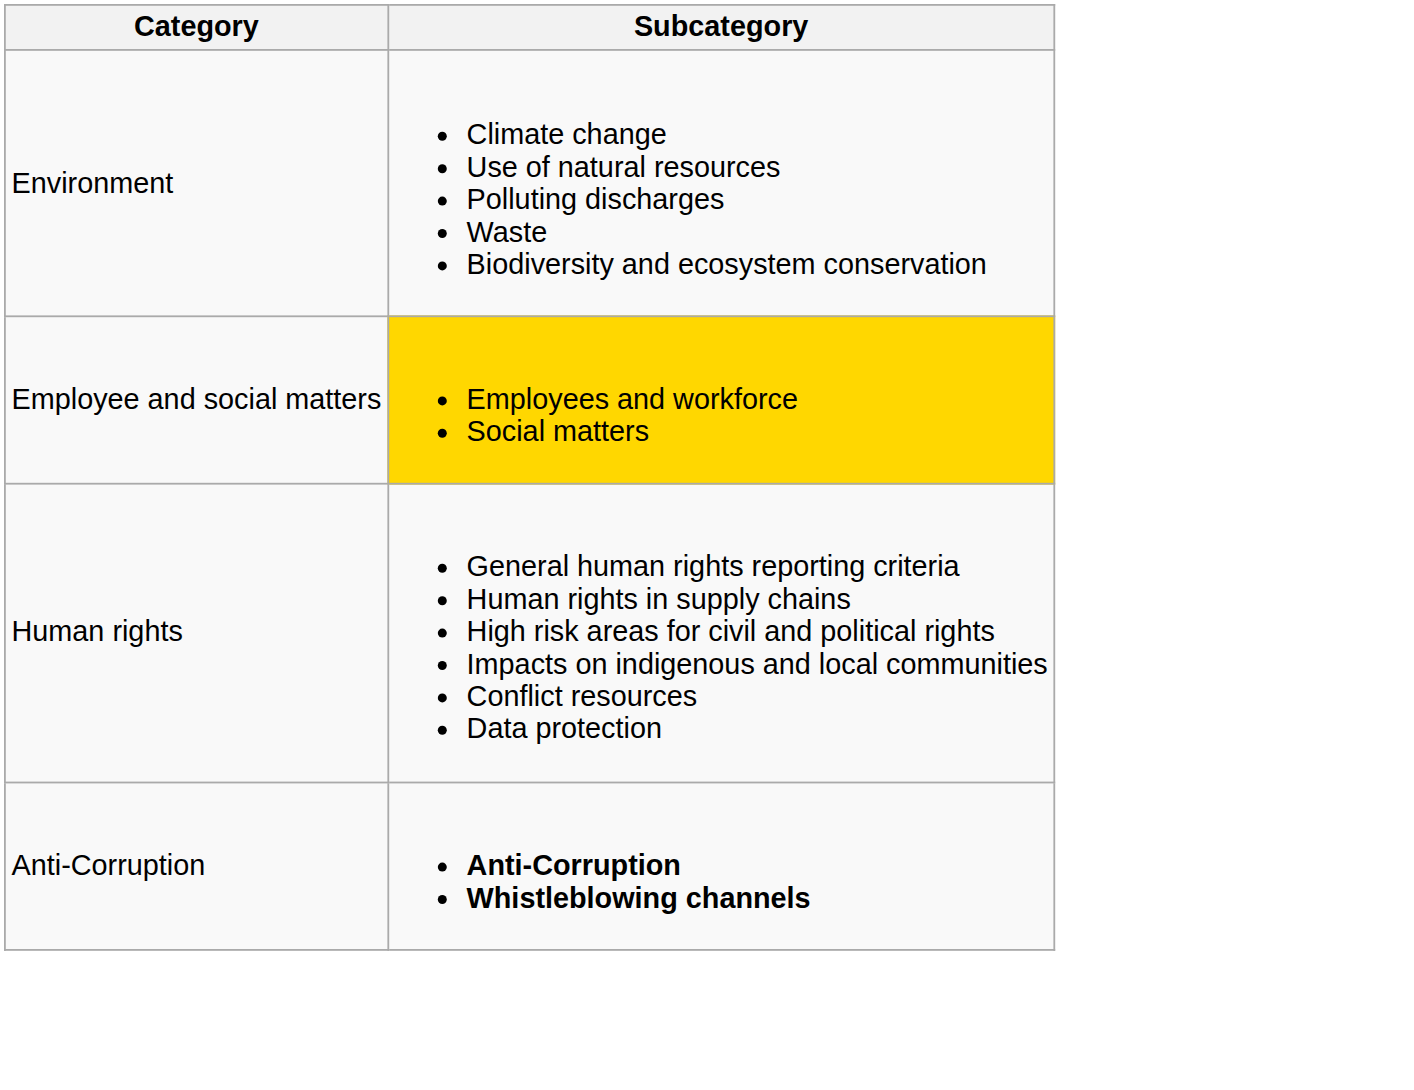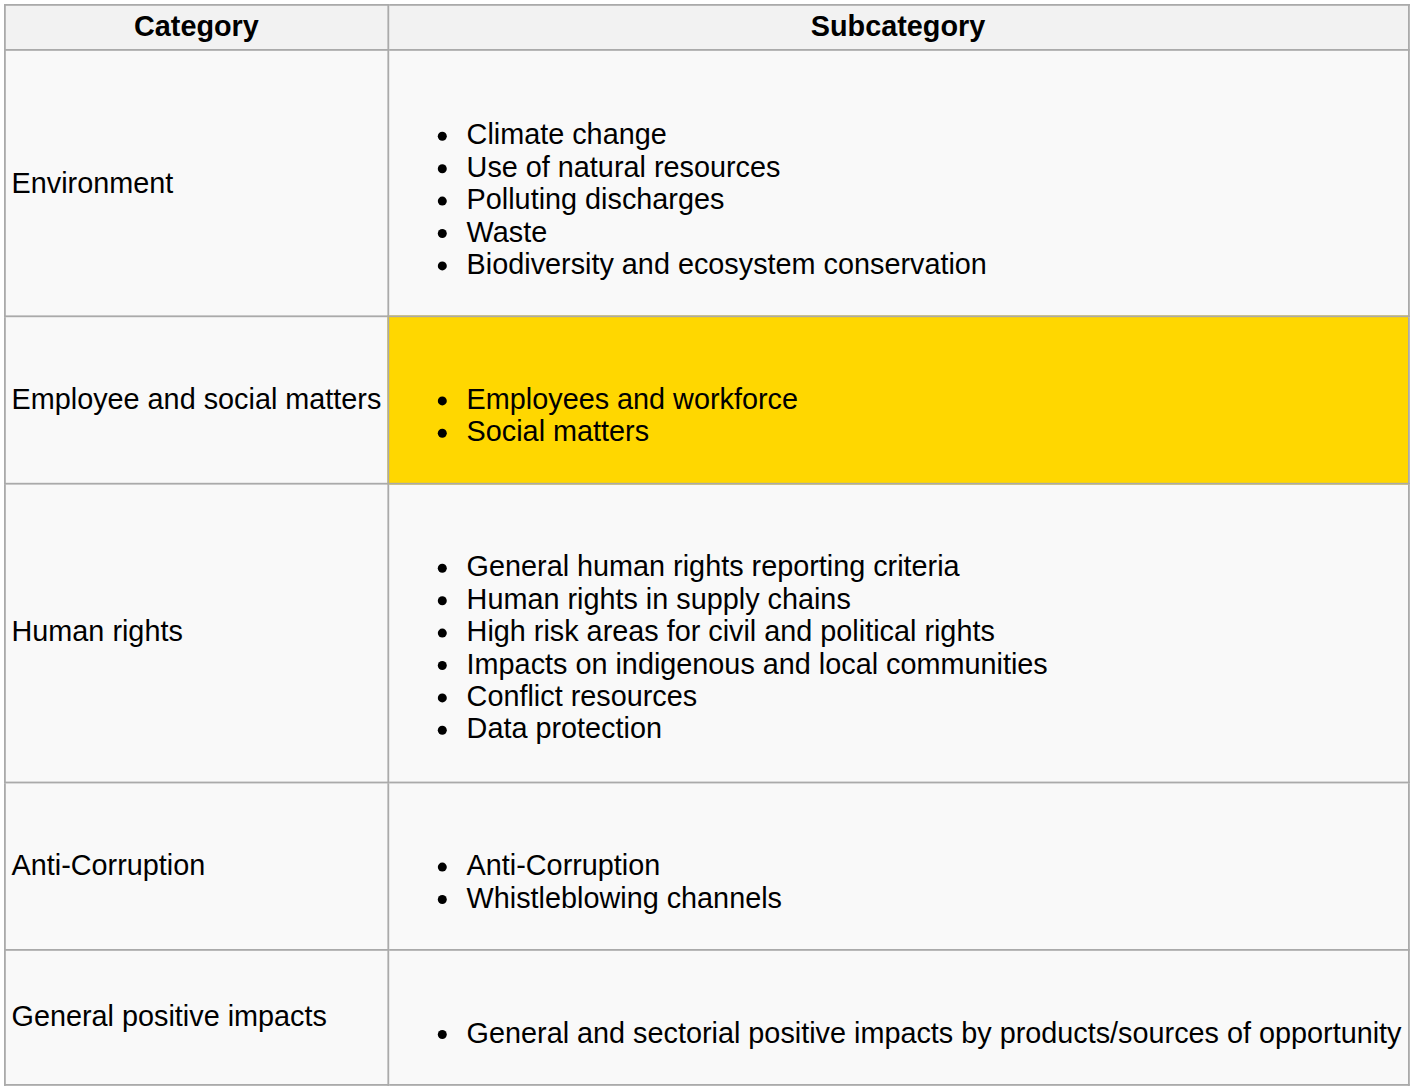(721, 882) bold -> (898, 882) normal
+ row: (169, 1017)
